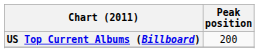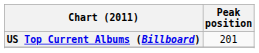(229, 39) 200 -> (229, 39) 201
